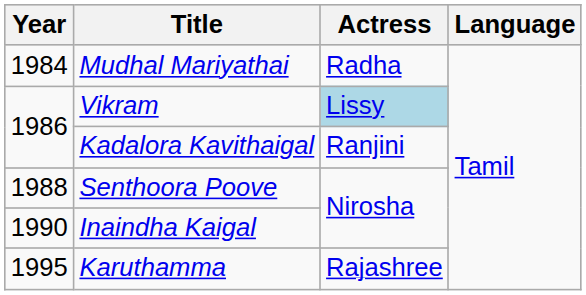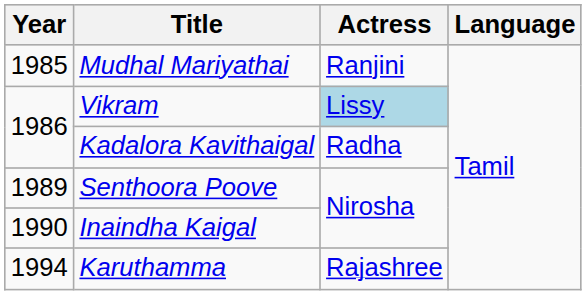(39, 65) 1984 -> (39, 65) 1985
(364, 65) Radha -> (365, 65) Ranjini
(365, 146) Ranjini -> (364, 146) Radha
(39, 187) 1988 -> (39, 187) 1989
(39, 268) 1995 -> (39, 268) 1994
